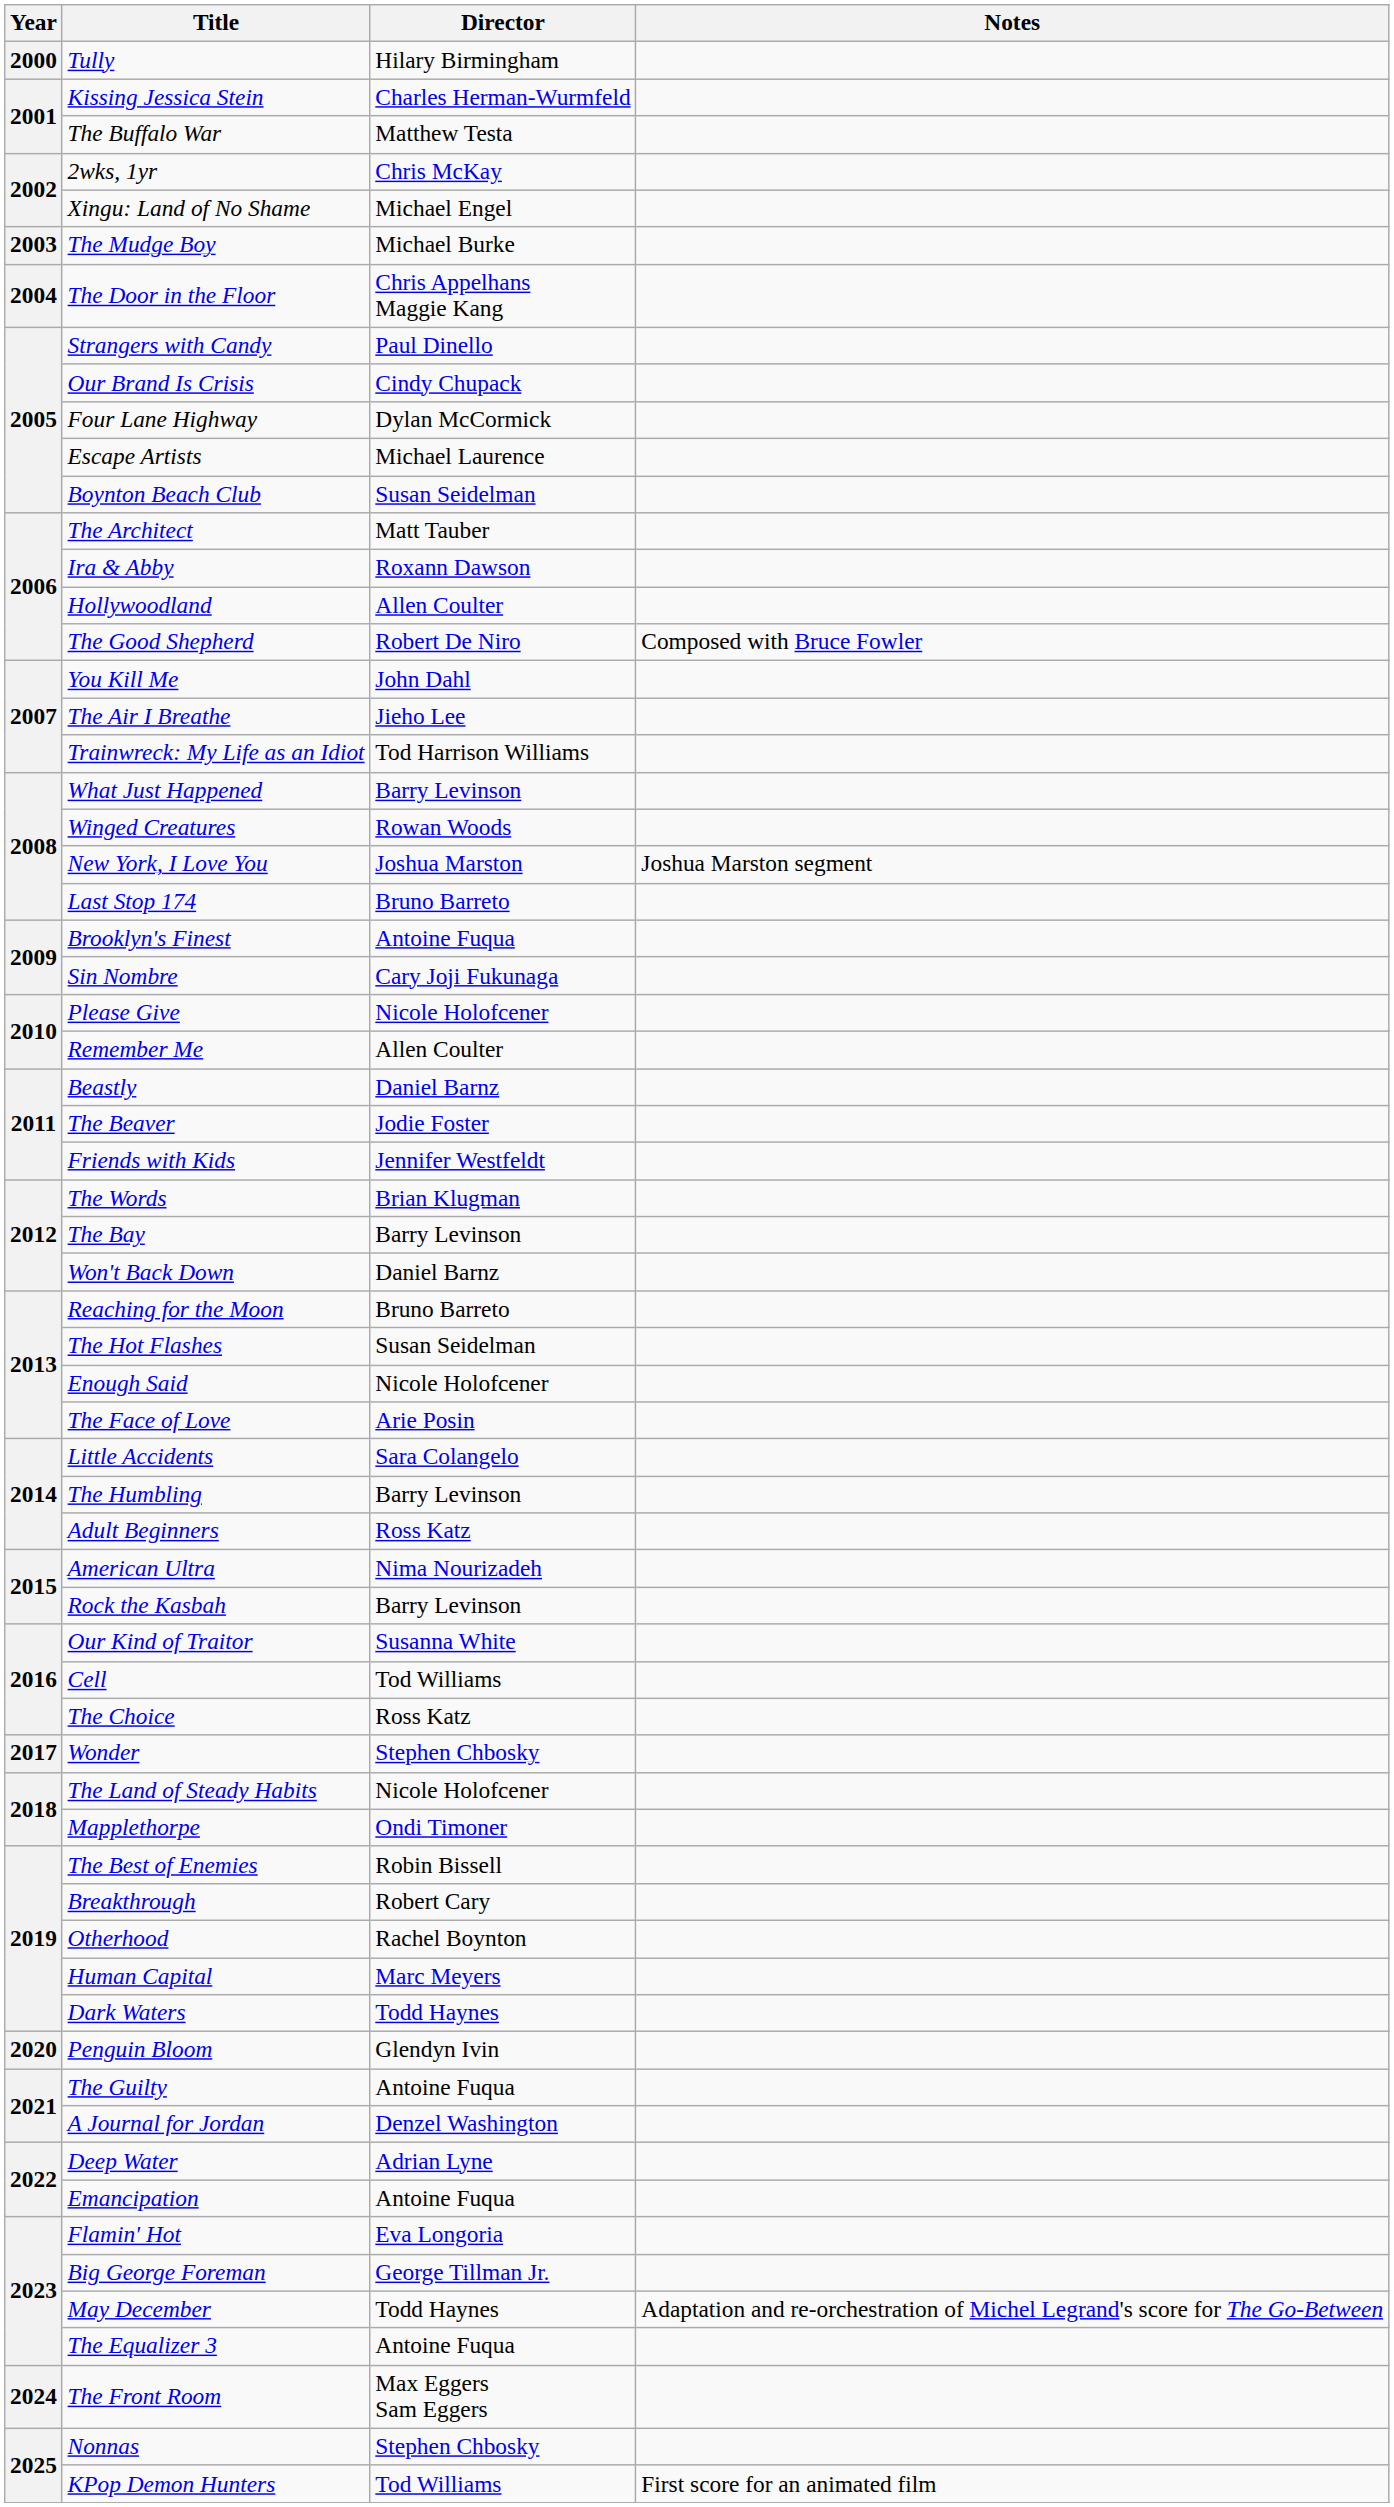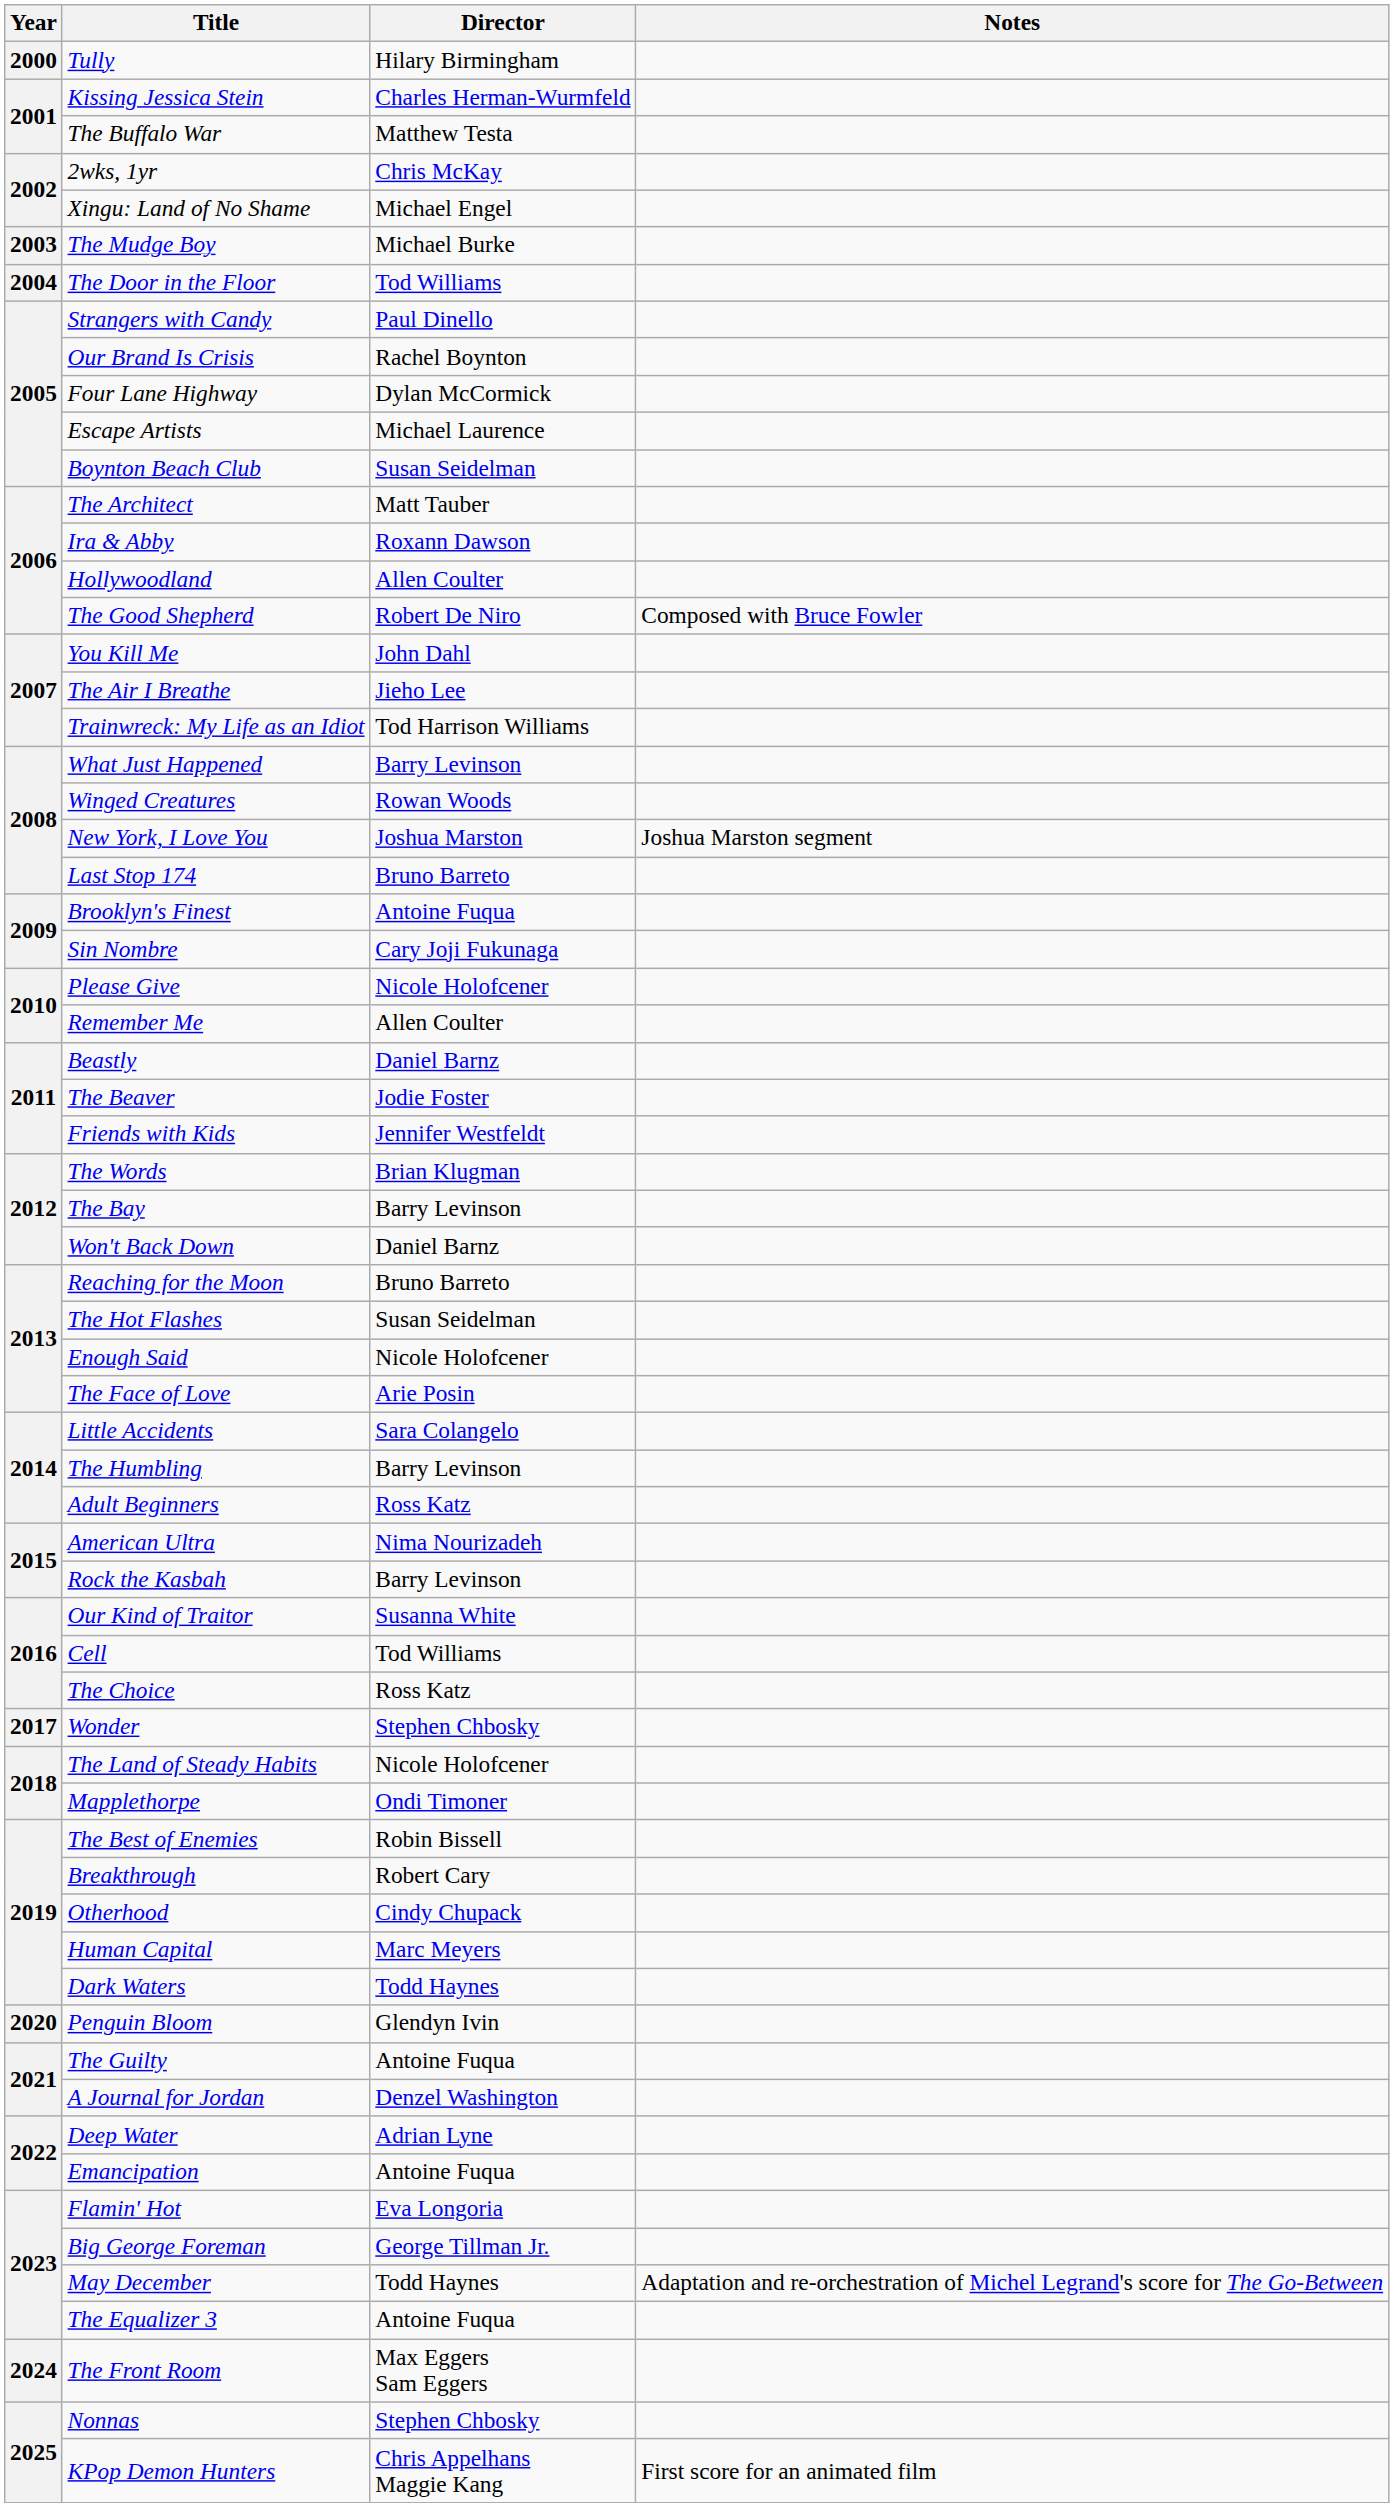(453, 295) Chris Appelhans Maggie Kang -> (438, 282) Tod Williams
(448, 382) Cindy Chupack -> (451, 356) Rachel Boynton
(451, 1938) Rachel Boynton -> (448, 1912) Cindy Chupack
(438, 2483) Tod Williams -> (453, 2470) Chris Appelhans Maggie Kang
